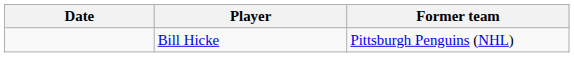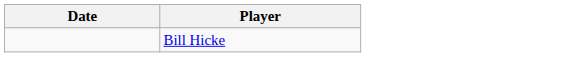- column: (458, 16)
